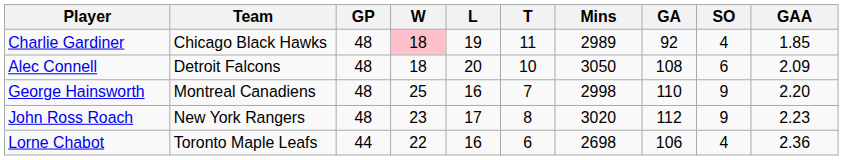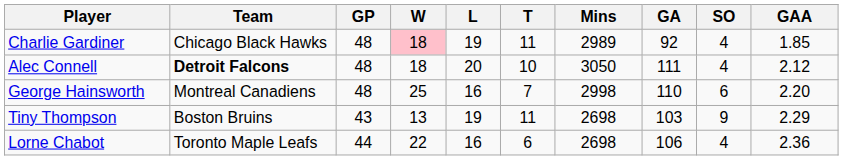(227, 67) normal -> (231, 67) bold
(669, 67) 108 -> (669, 67) 111
(724, 67) 6 -> (724, 67) 4
(795, 67) 2.09 -> (795, 67) 2.12
(724, 92) 9 -> (724, 92) 6
- row: (71, 117)
+ row: (62, 117)
